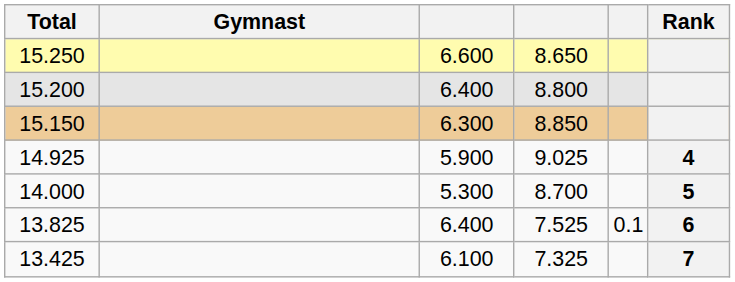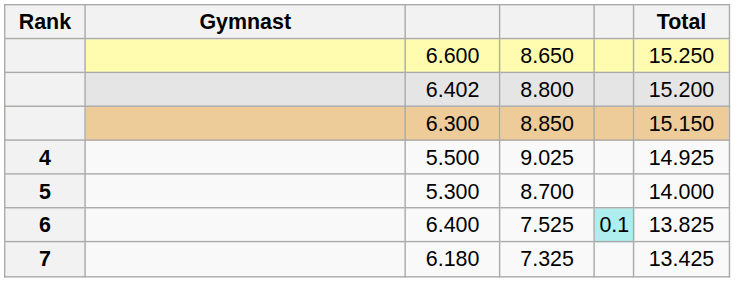columns swapped: (688, 22) <-> (52, 22)
(467, 90) 6.400 -> (453, 90) 6.402
(467, 158) 5.900 -> (453, 158) 5.500
(628, 225) no background -> (614, 225) paleturquoise background
(467, 259) 6.100 -> (453, 259) 6.180
